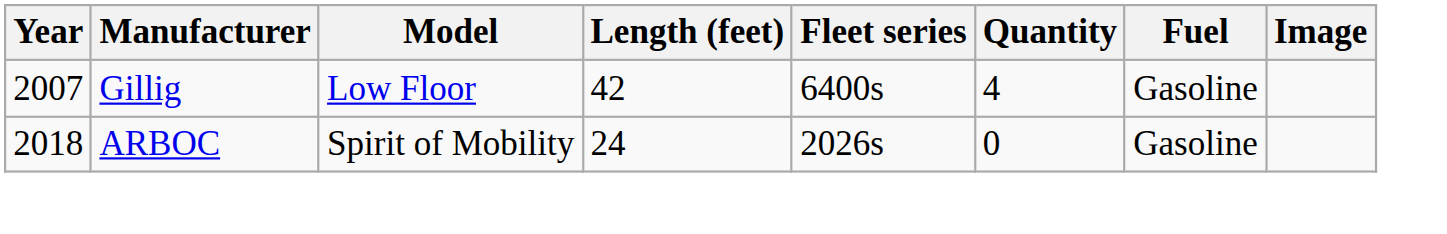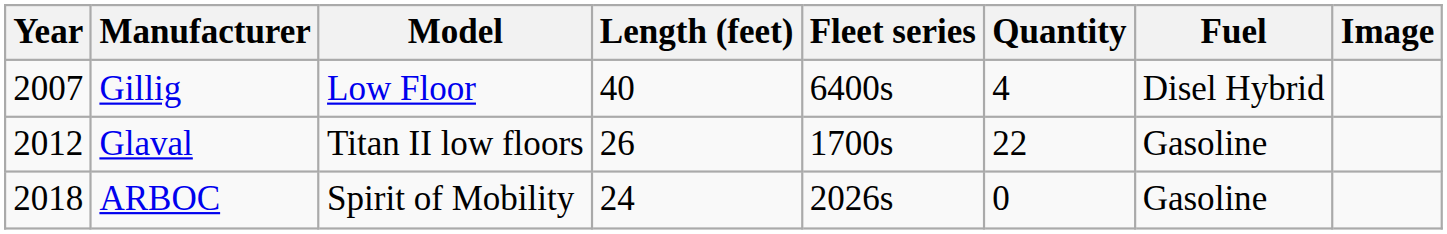(608, 87) 42 -> (617, 87) 40
(1196, 87) Gasoline -> (1234, 87) Disel Hybrid
+ row: (146, 143)
